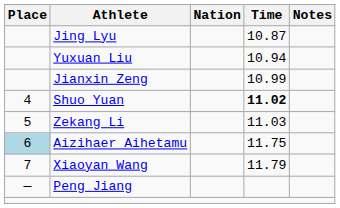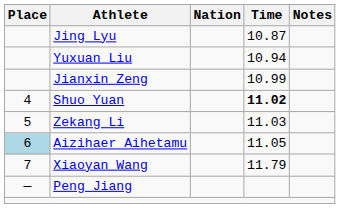(267, 144) 11.75 -> (267, 144) 11.05
